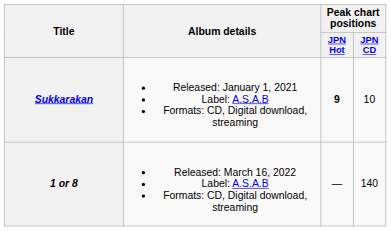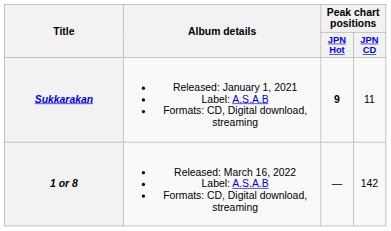(369, 99) 10 -> (369, 99) 11
(369, 184) 140 -> (369, 184) 142
